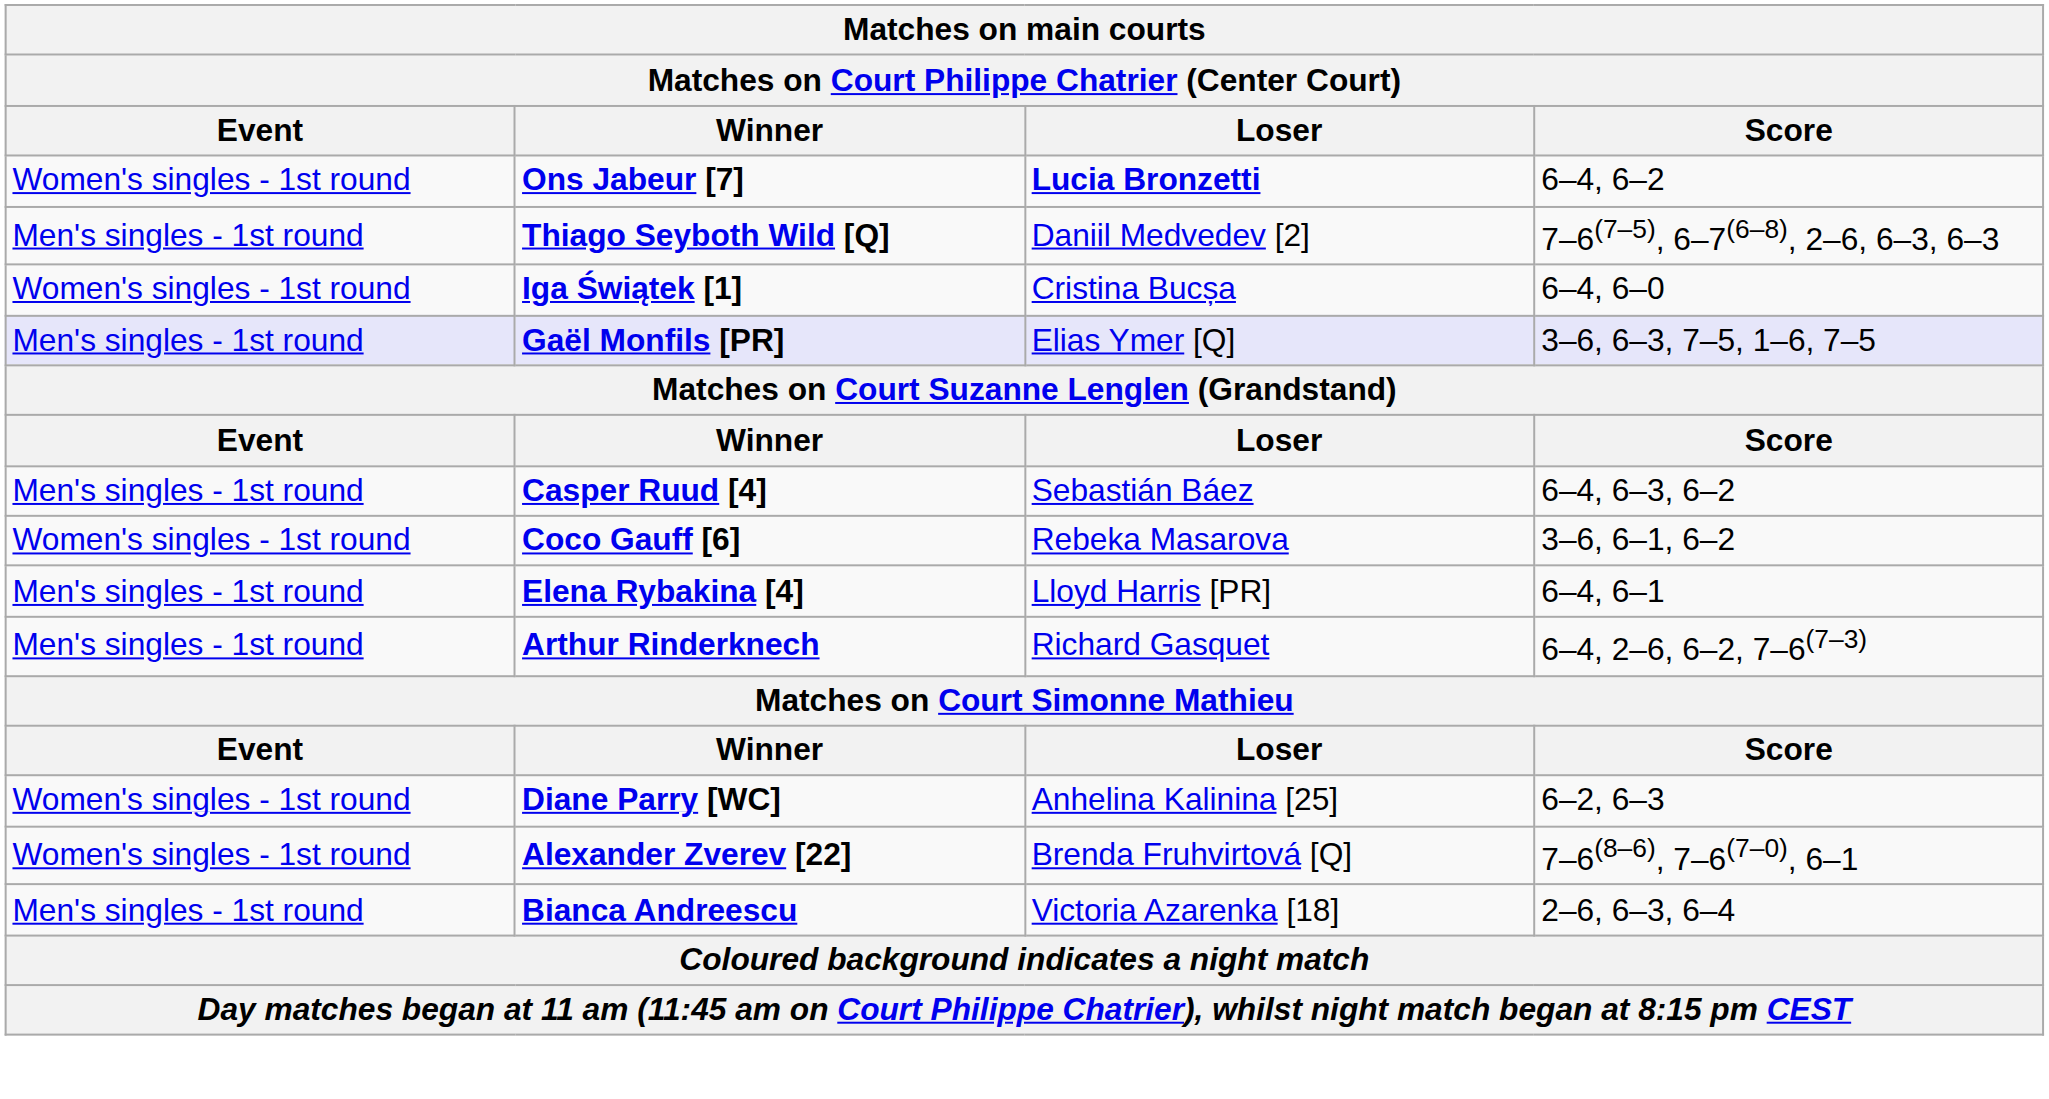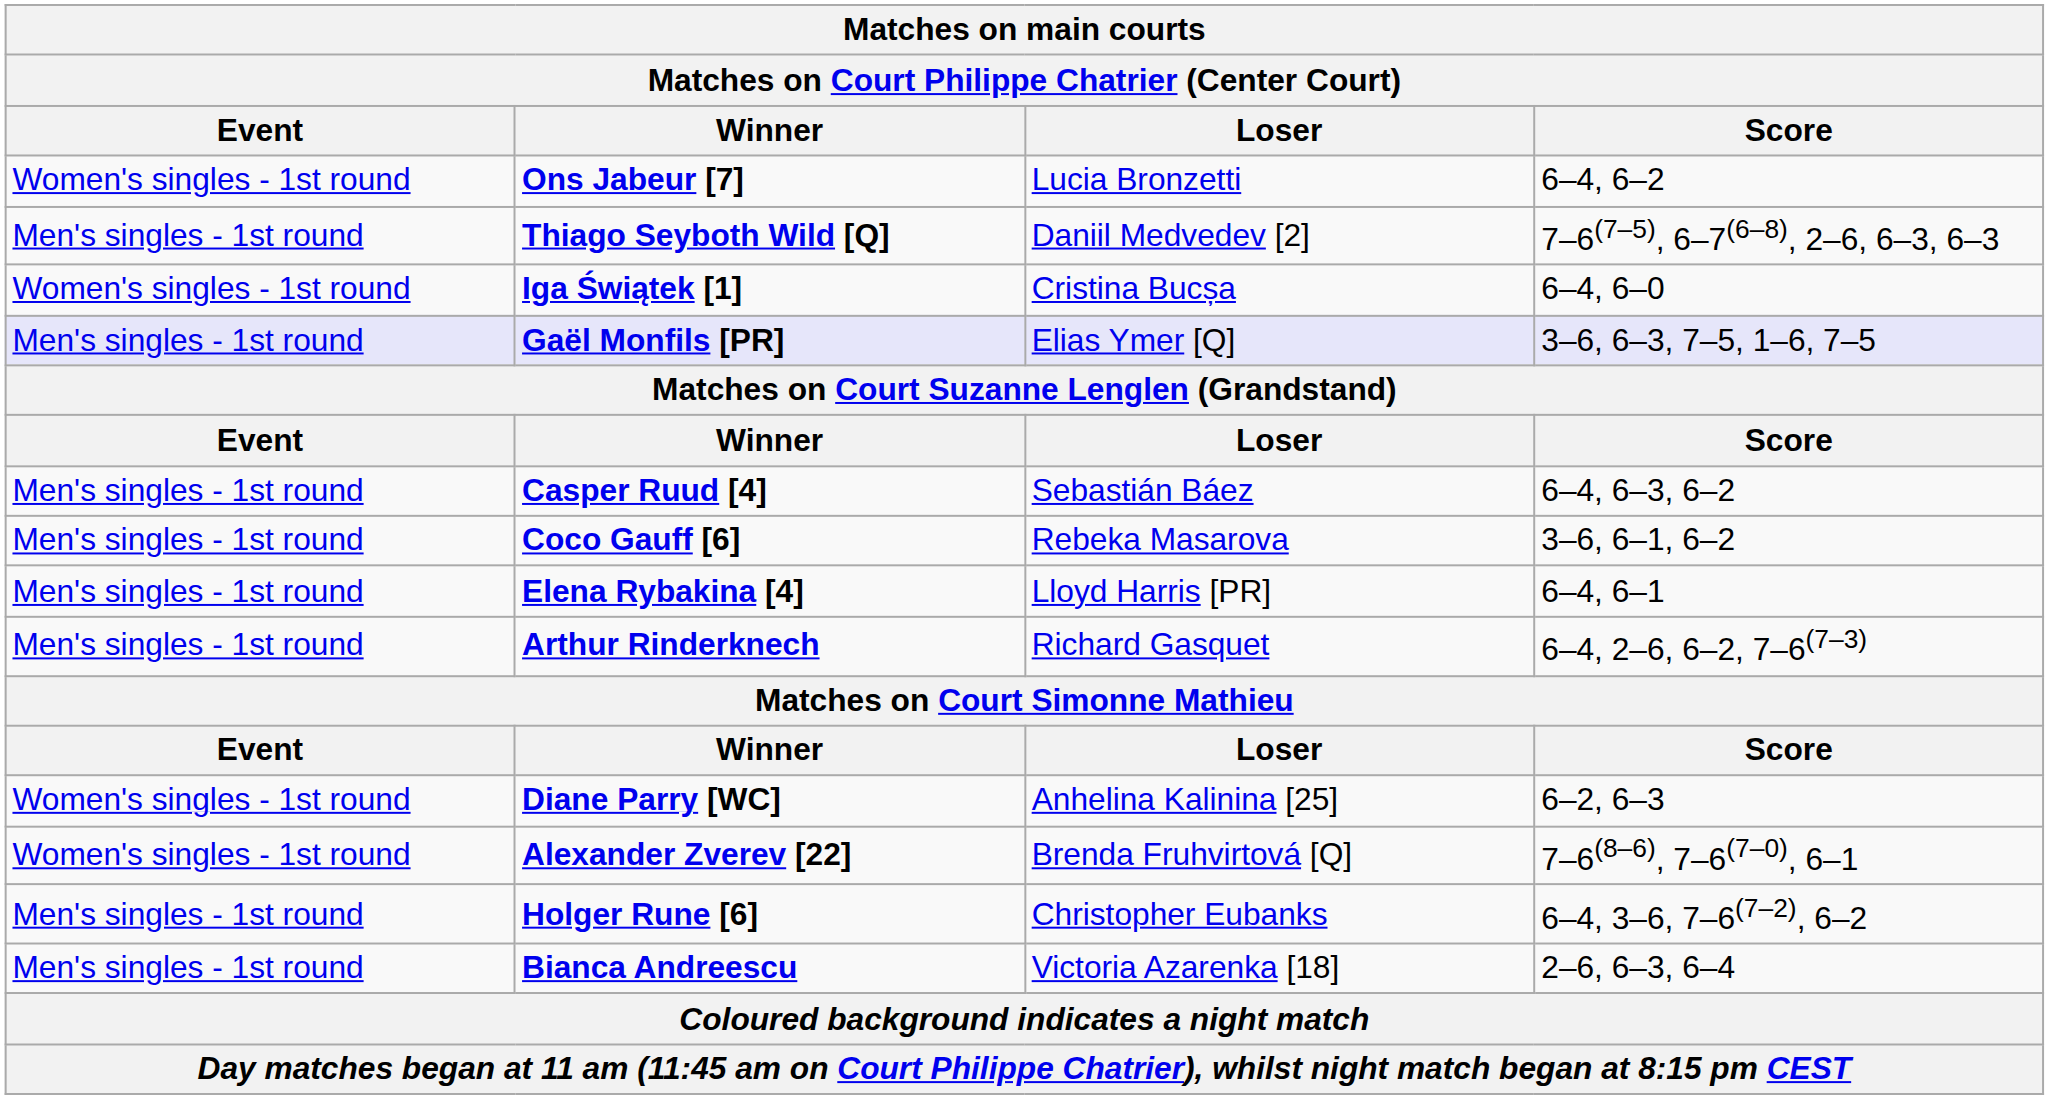(1146, 180) bold -> (1136, 180) normal
(212, 540) Women's singles - 1st round -> (188, 540) Men's singles - 1st round
+ row: (640, 913)
